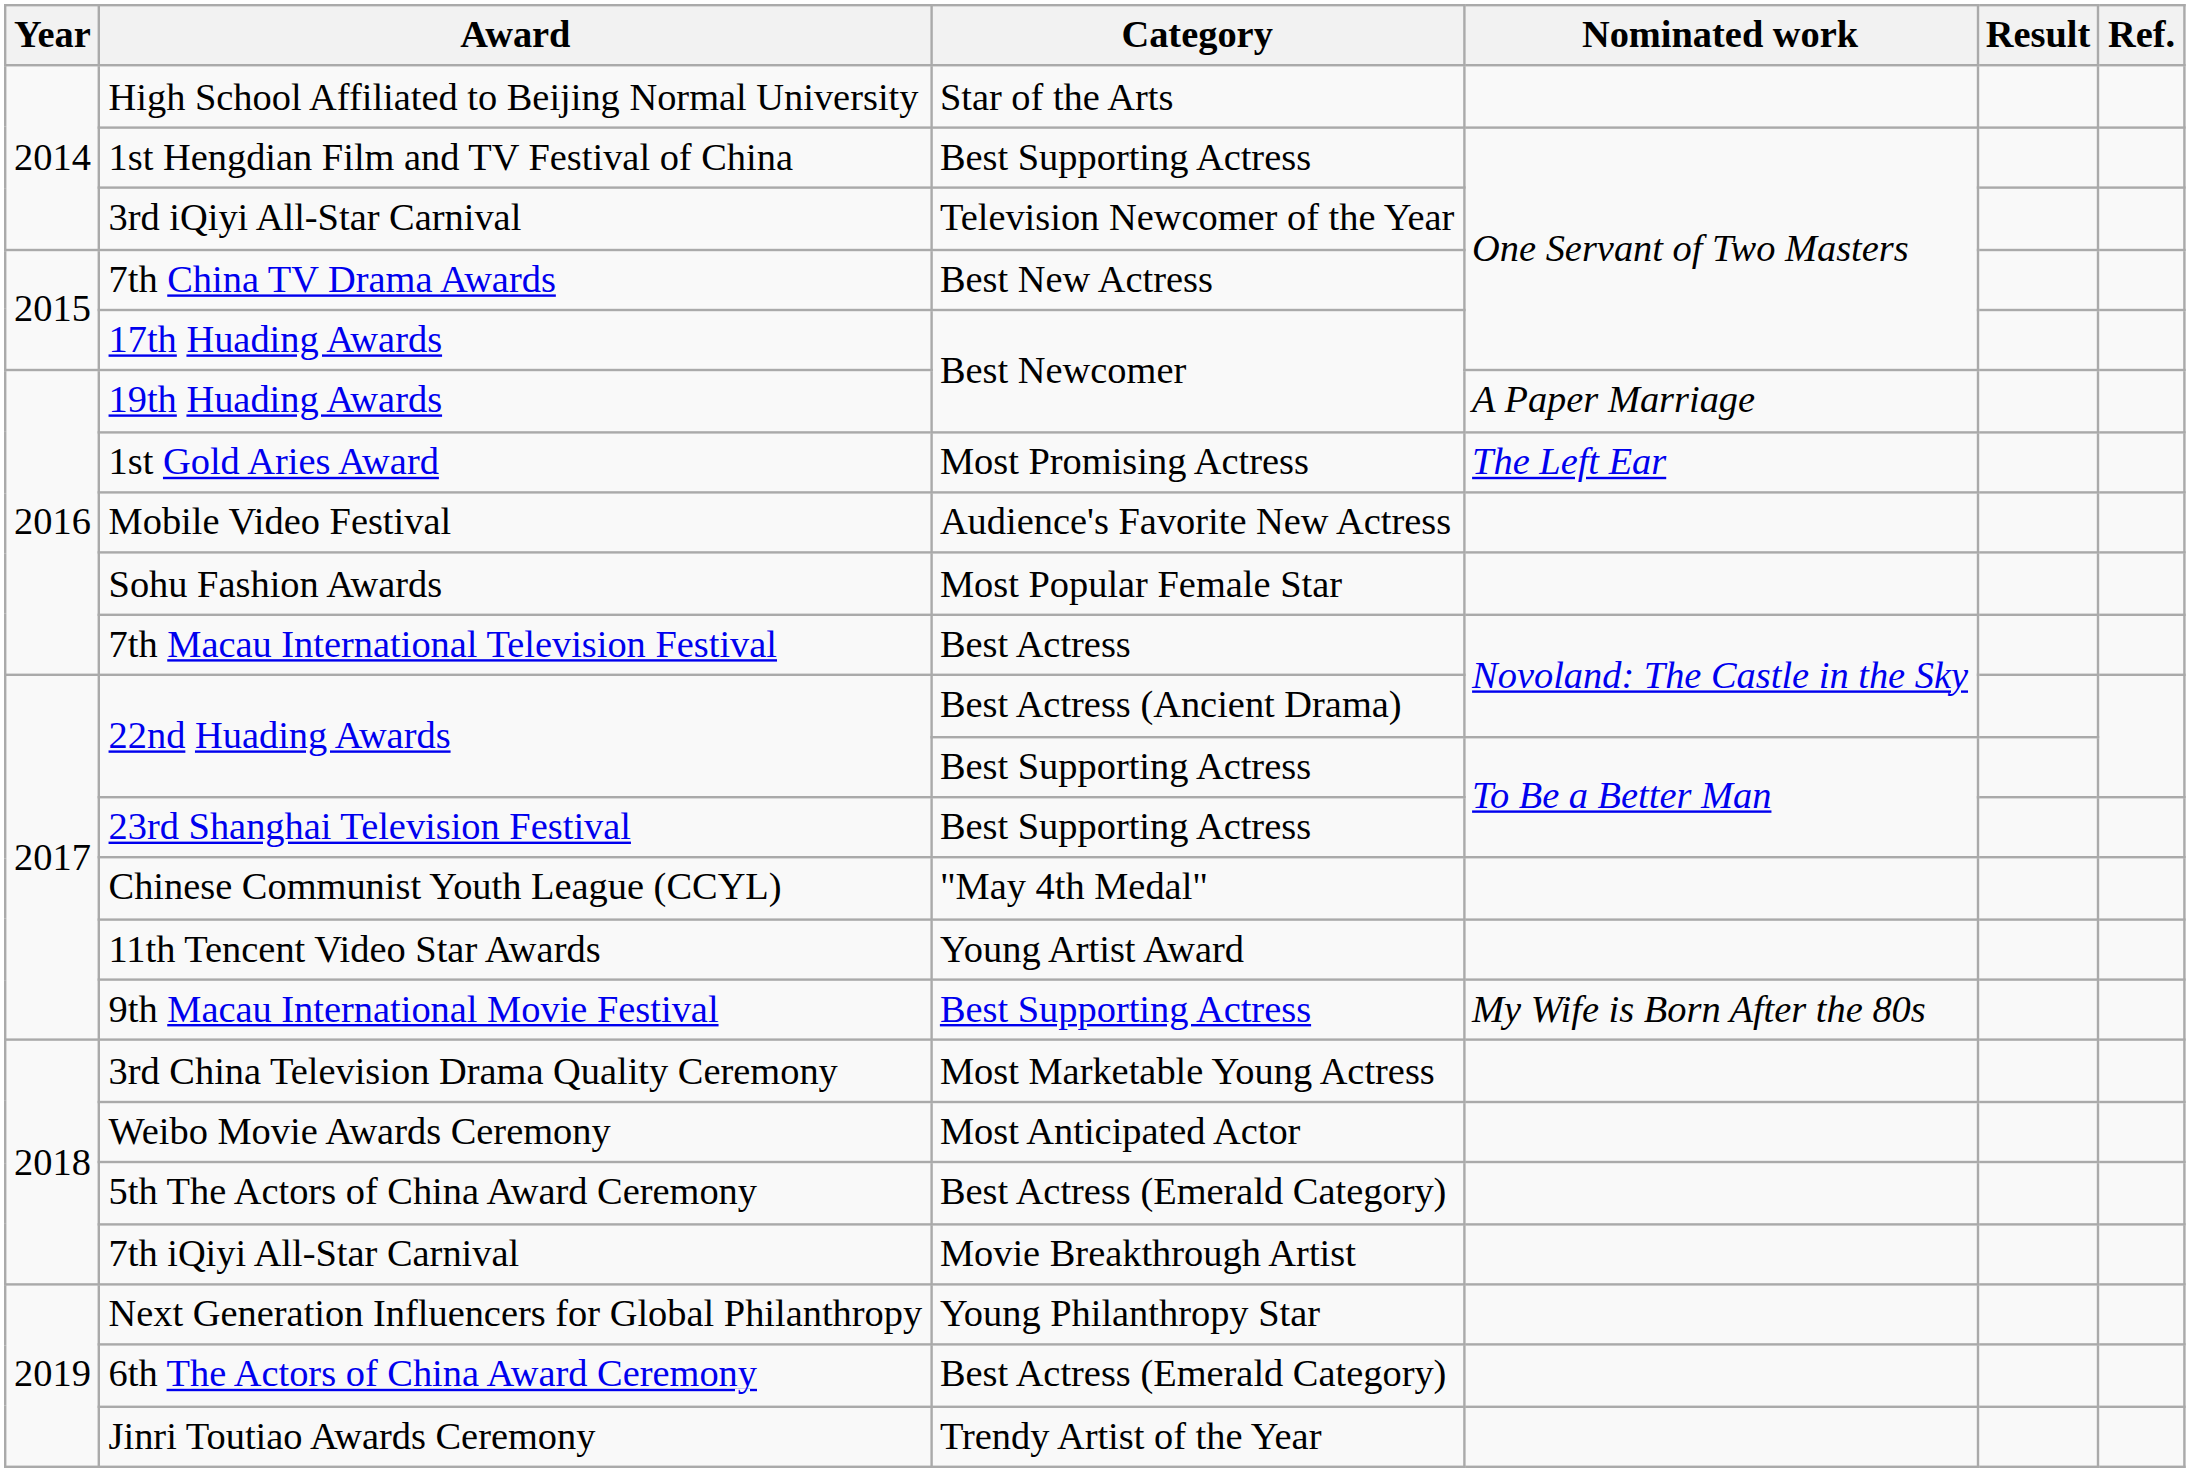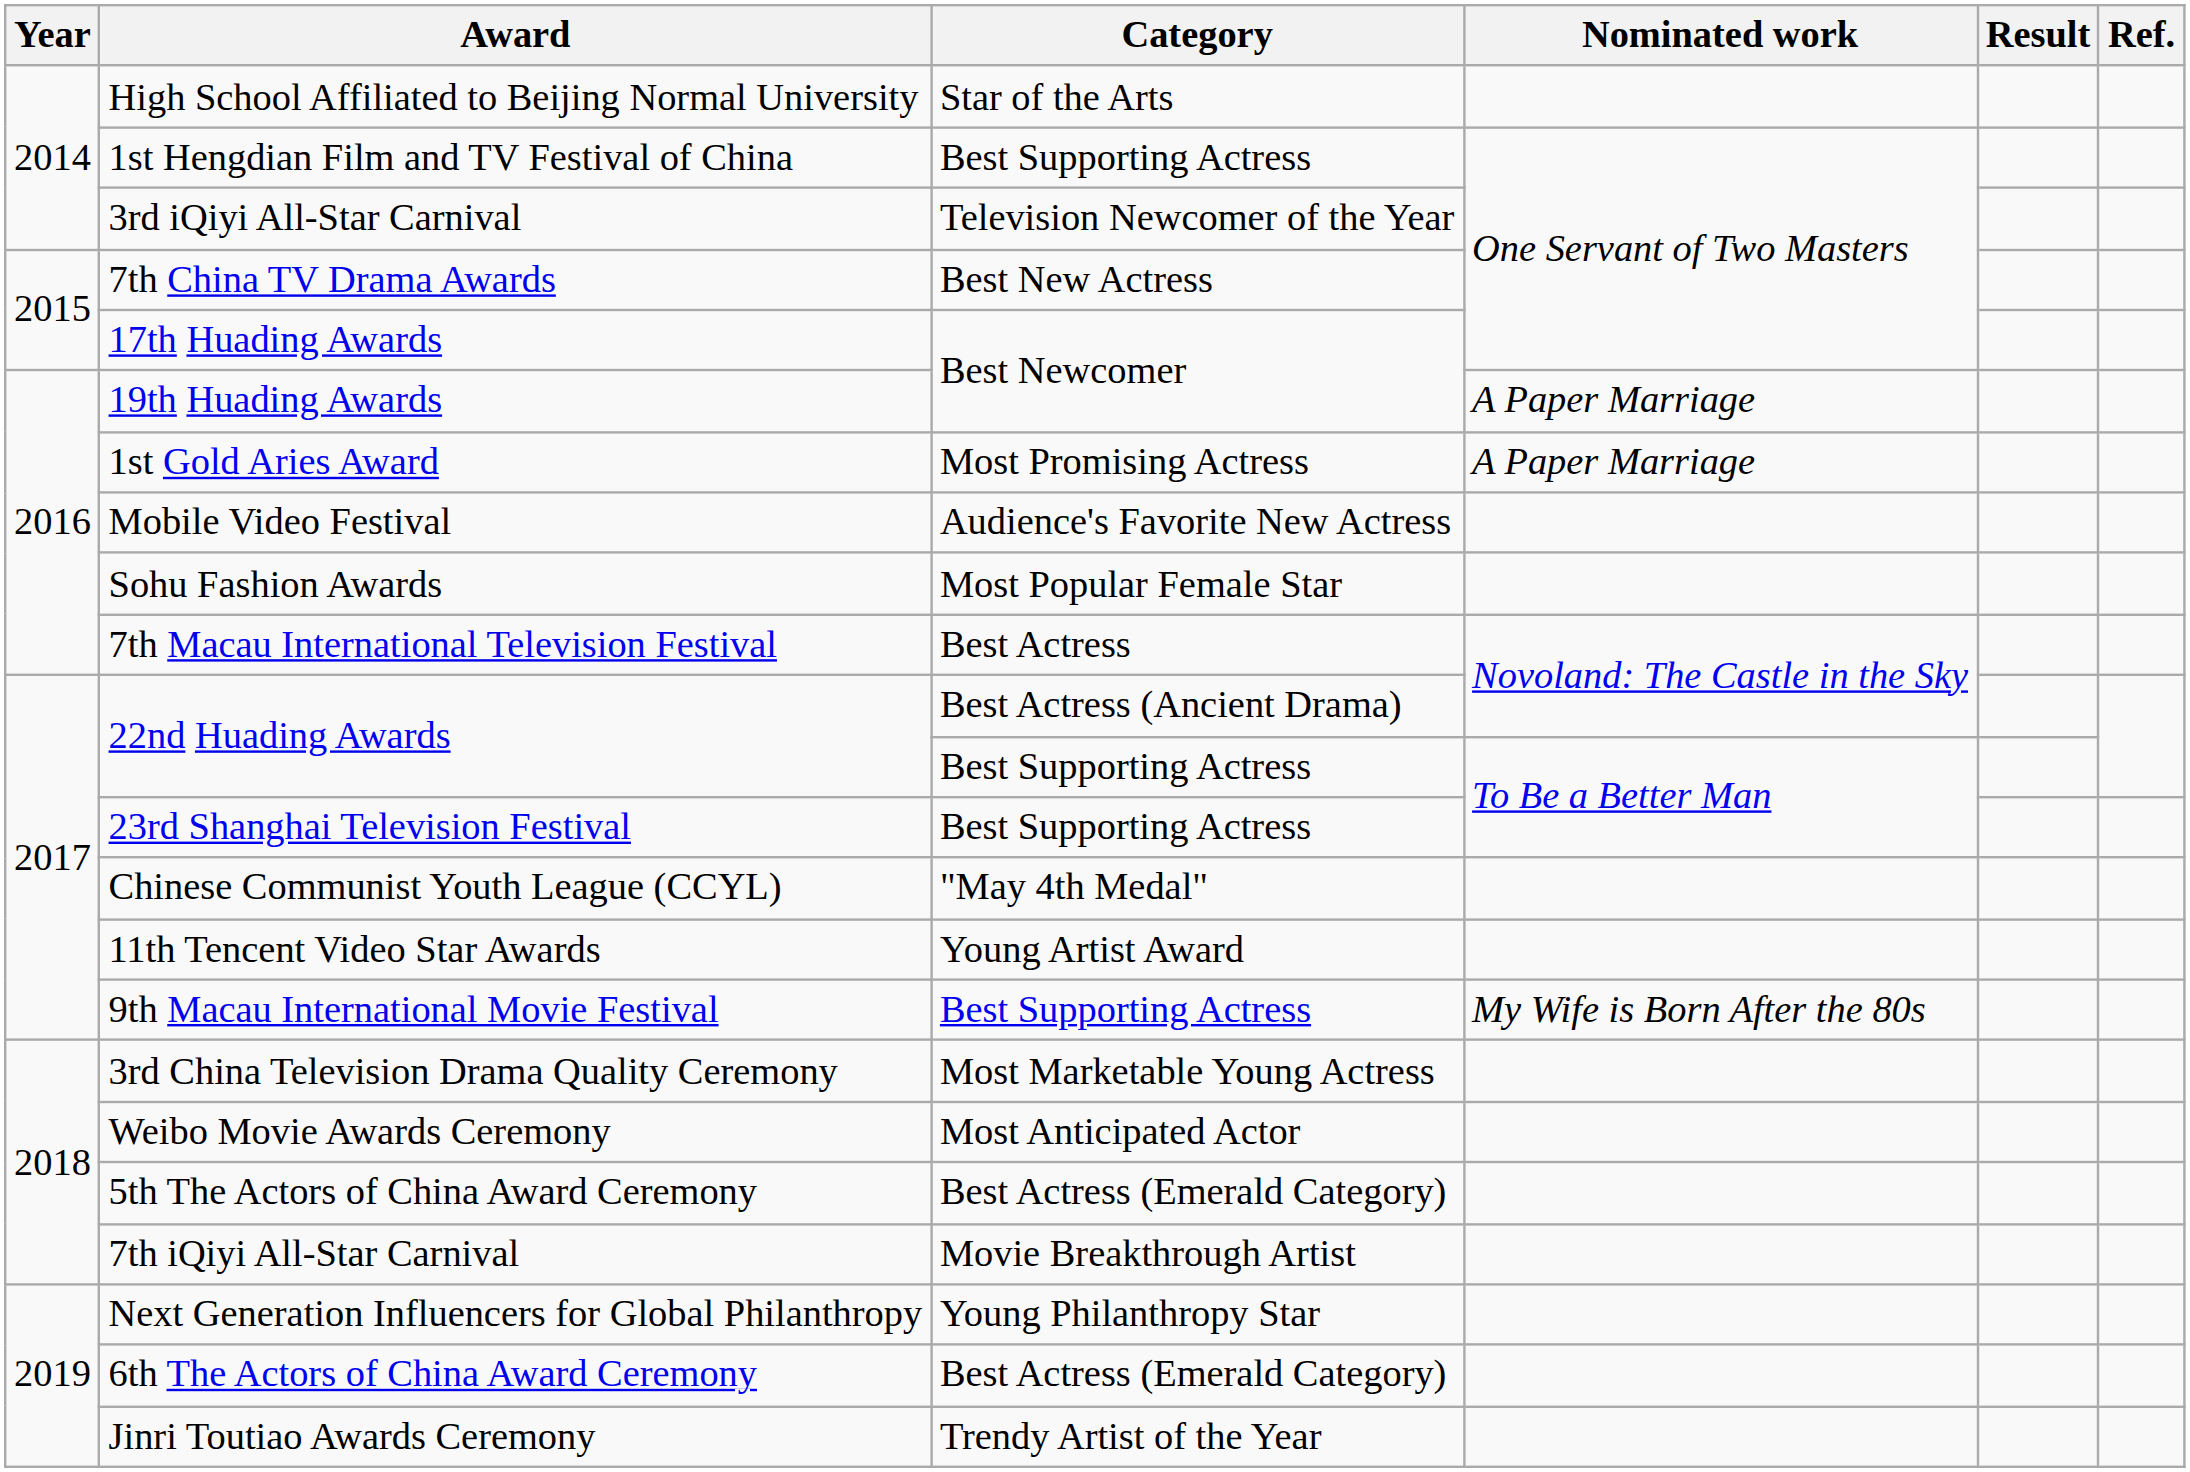(1569, 461) The Left Ear -> (1614, 461) A Paper Marriage
